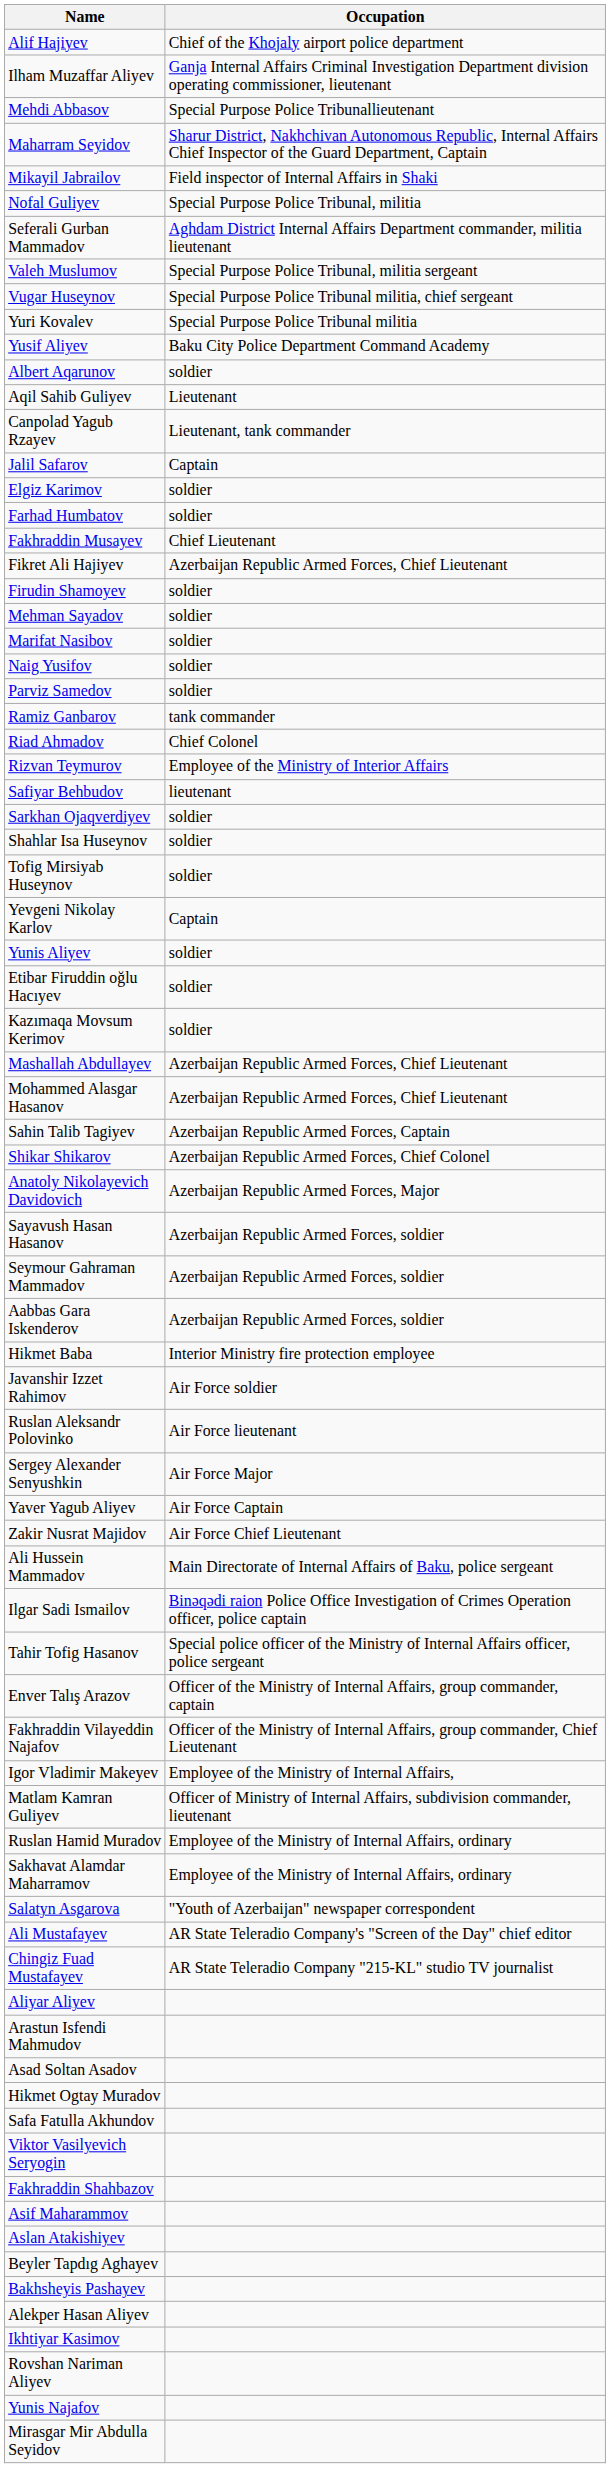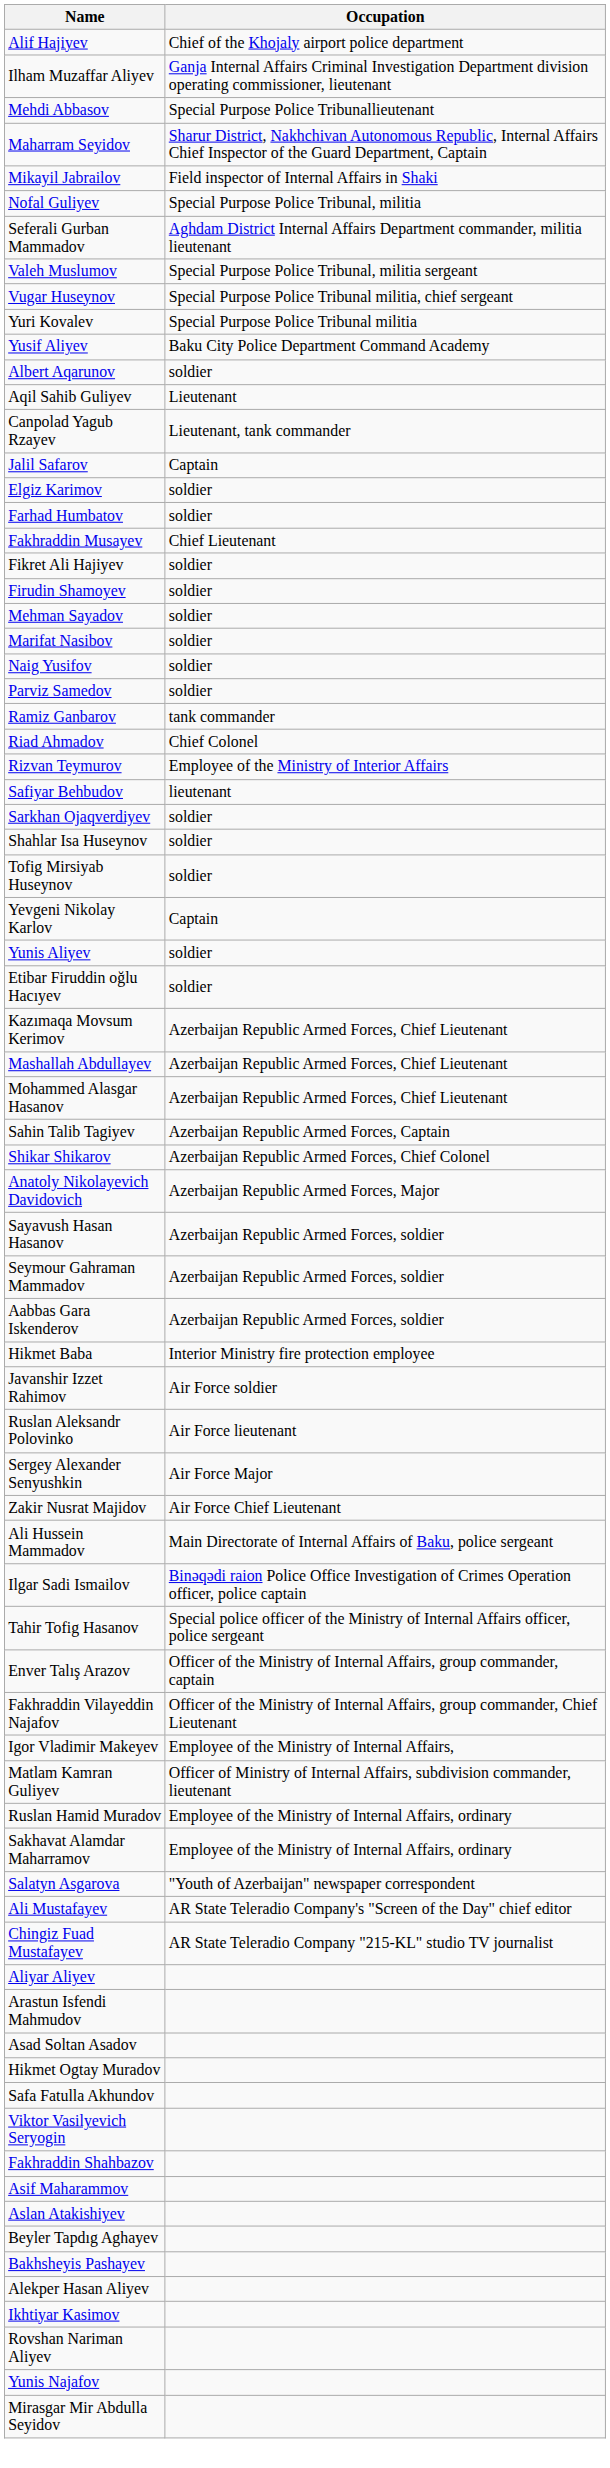(338, 565) Azerbaijan Republic Armed Forces, Chief Lieutenant -> (190, 565) soldier
(190, 1029) soldier -> (338, 1029) Azerbaijan Republic Armed Forces, Chief Lieutenant
- row: (72, 1508)
